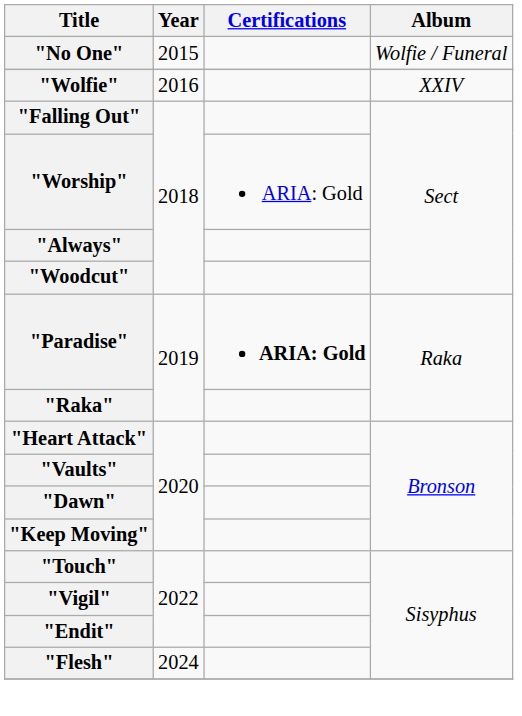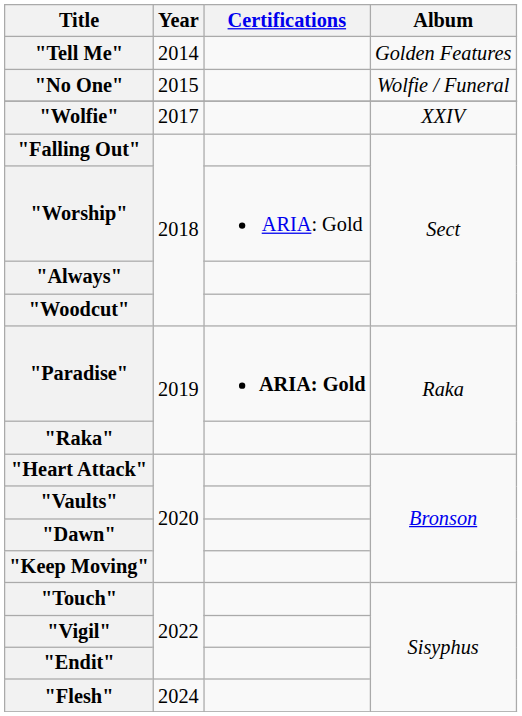+ row: (79, 52)
(178, 85) 2016 -> (178, 117) 2017
